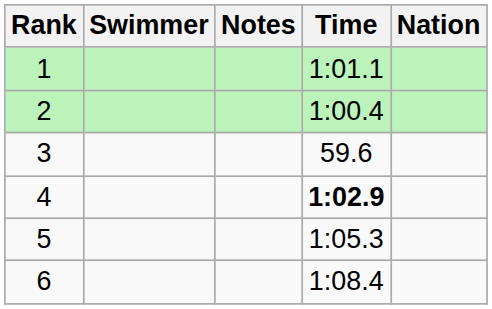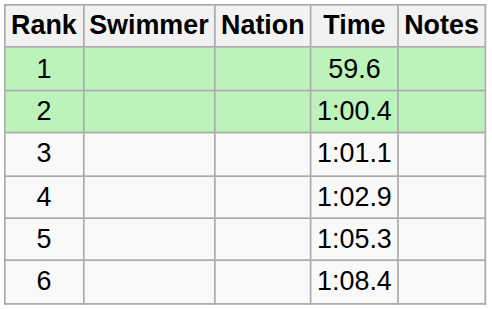columns swapped: (439, 25) <-> (258, 25)
(346, 68) 1:01.1 -> (354, 68) 59.6
(346, 153) 59.6 -> (354, 153) 1:01.1
(346, 196) bold -> (354, 196) normal
